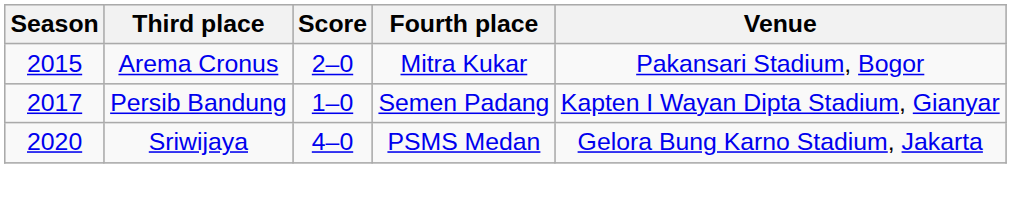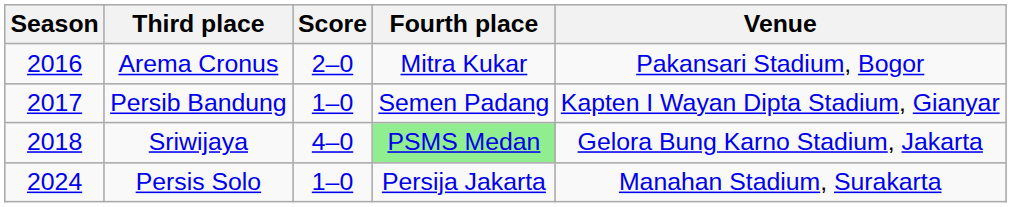(55, 63) 2015 -> (55, 63) 2016
(55, 142) 2020 -> (55, 142) 2018
(464, 142) no background -> (464, 142) lightgreen background
+ row: (198, 181)
